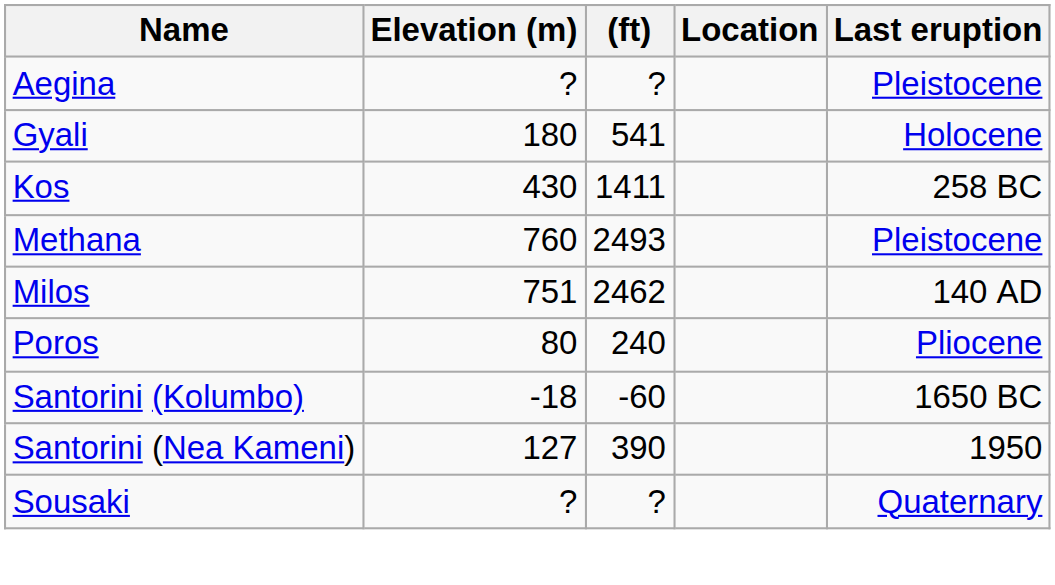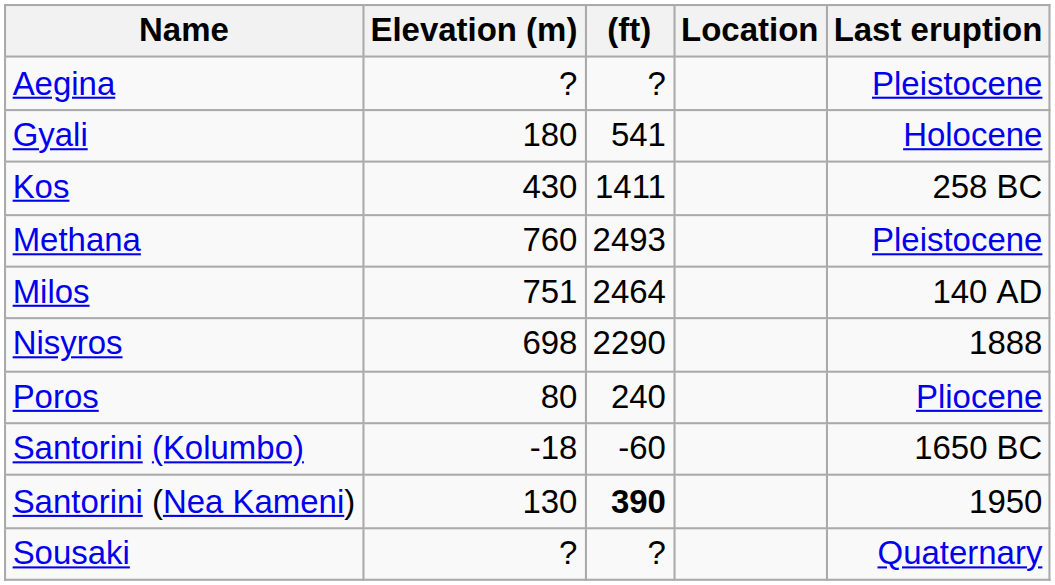(629, 291) 2462 -> (629, 291) 2464
+ row: (68, 344)
(550, 448) 127 -> (550, 501) 130
(638, 448) normal -> (638, 501) bold
